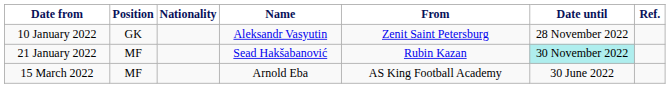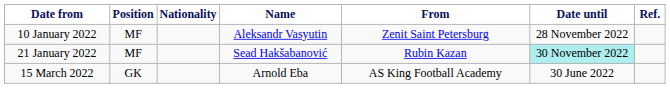(133, 34) GK -> (133, 34) MF
(133, 73) MF -> (133, 73) GK
